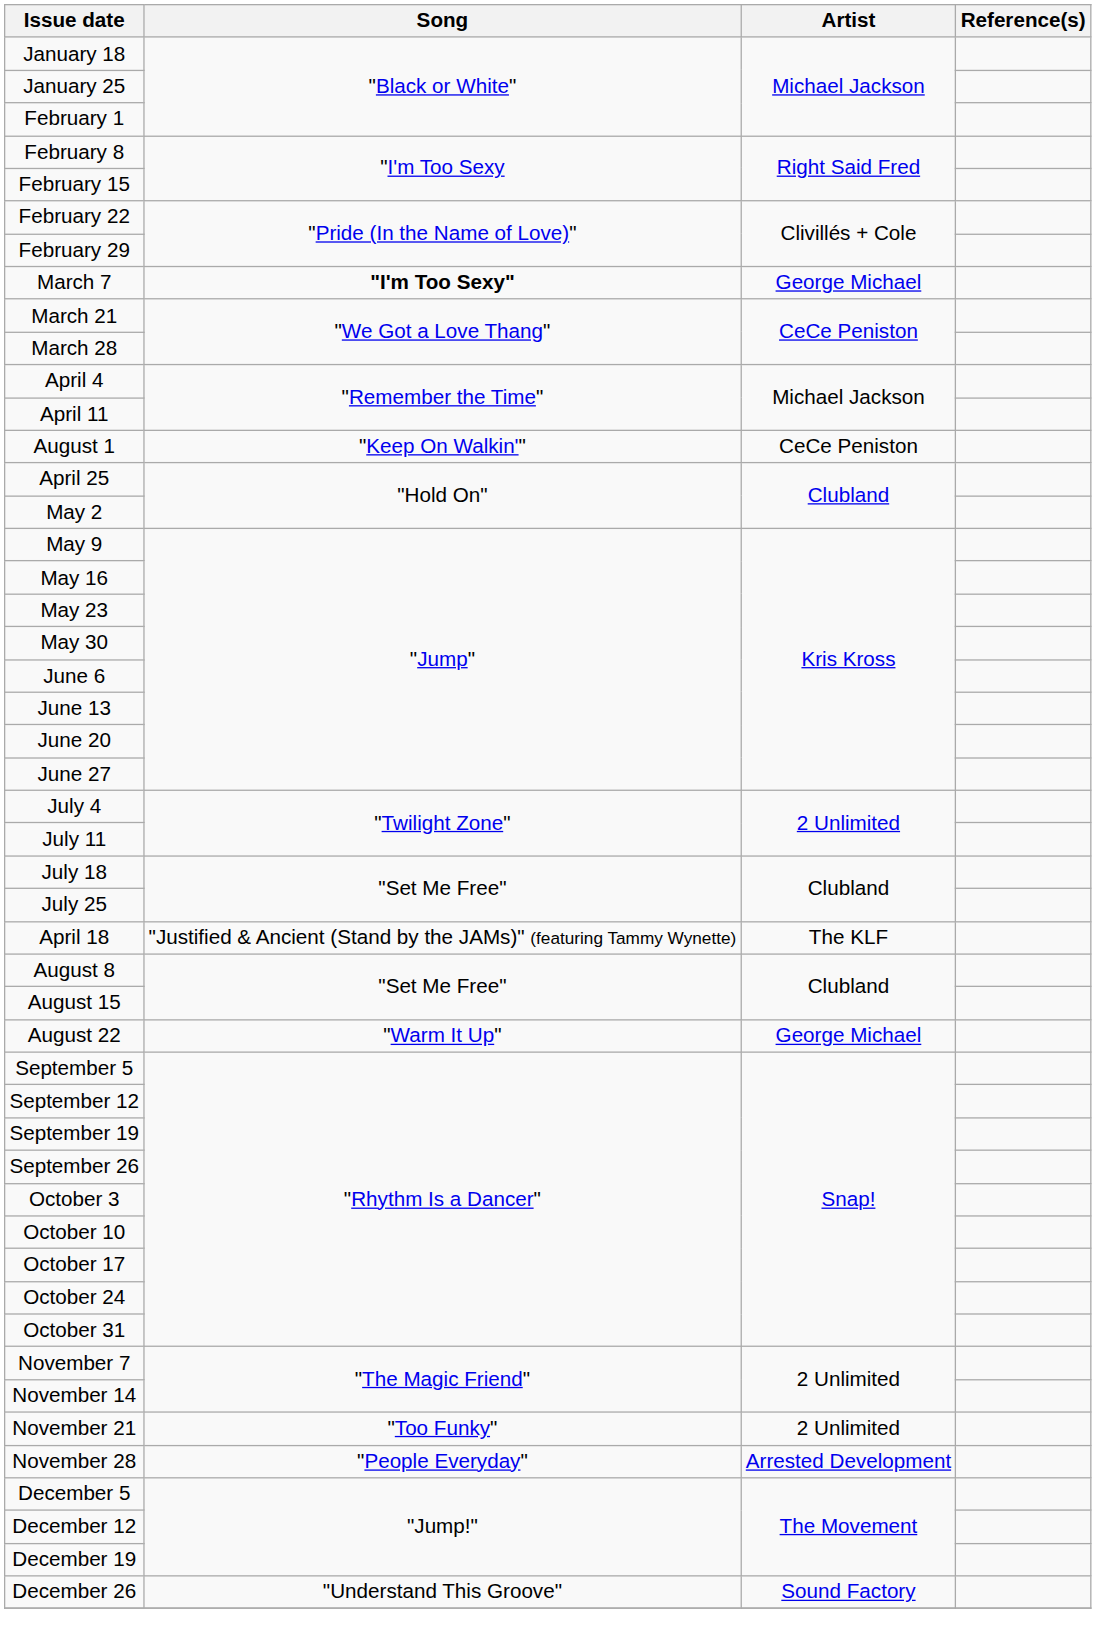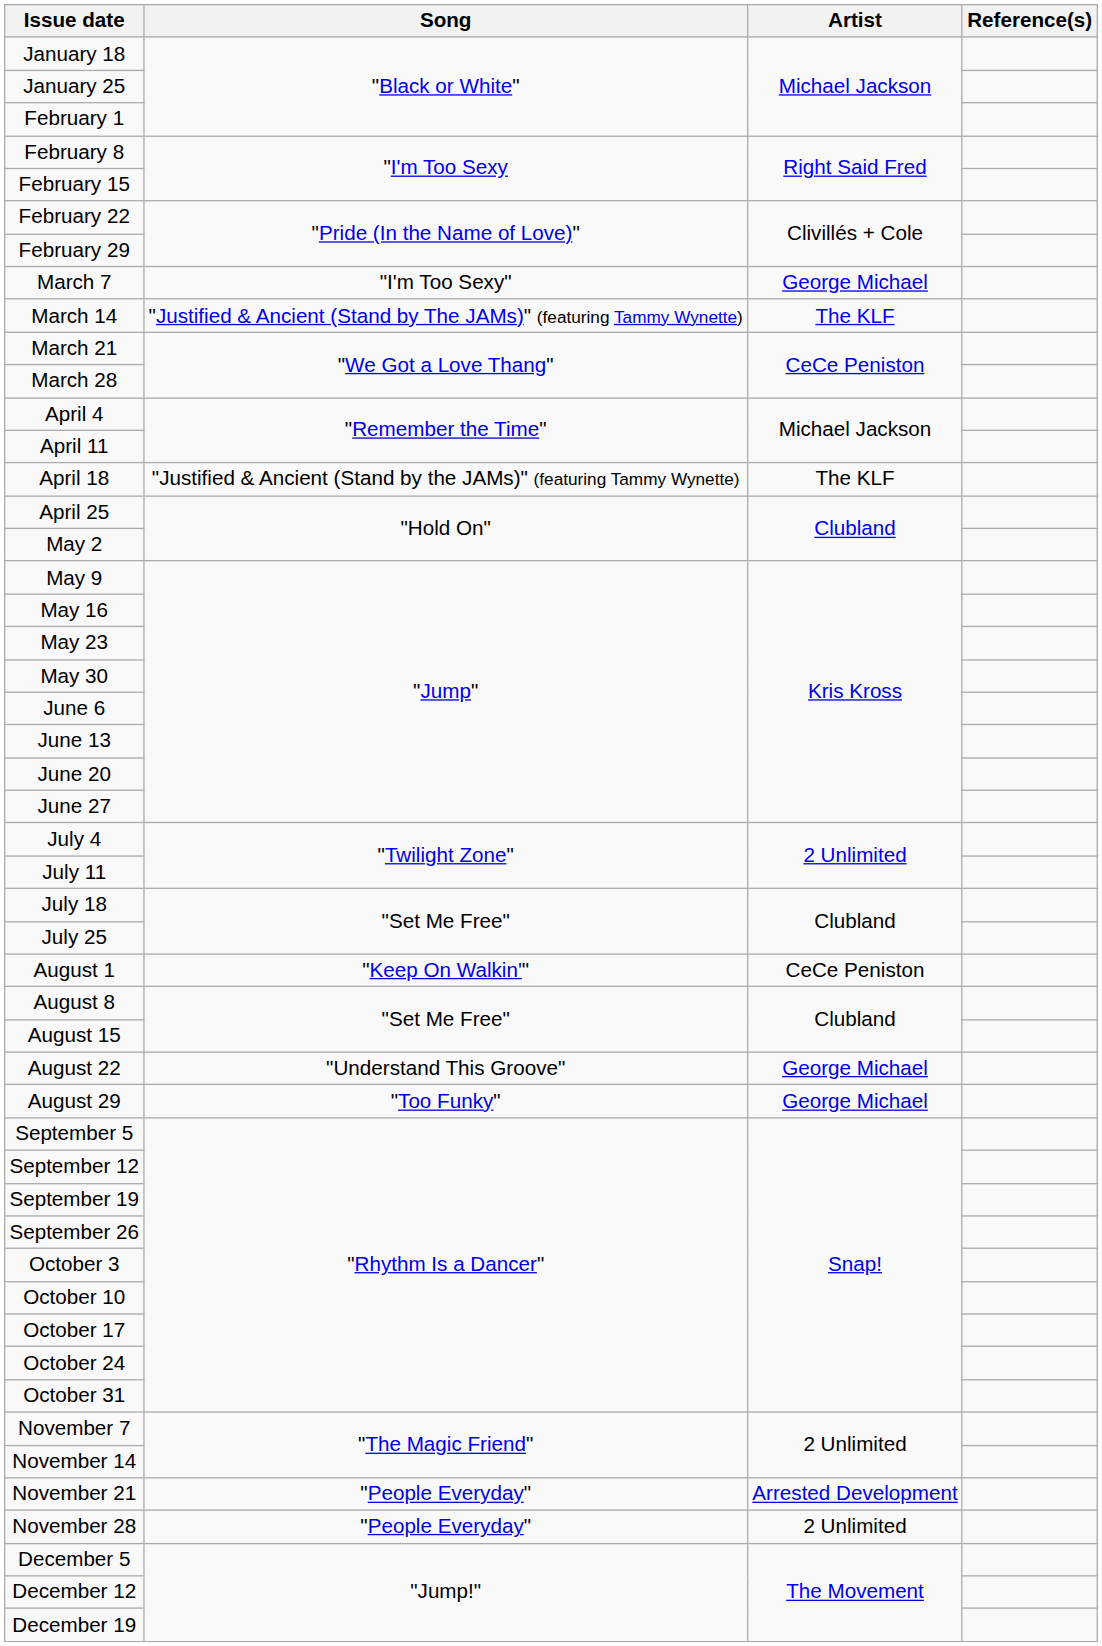(442, 282) bold -> (446, 282) normal
+ row: (74, 315)
rows swapped: (74, 937) <-> (74, 446)
(442, 1035) "Warm It Up" -> (446, 1068) "Understand This Groove"
+ row: (74, 1101)
(442, 1428) "Too Funky" -> (446, 1493) "People Everyday"
(848, 1428) 2 Unlimited -> (855, 1493) Arrested Development
(848, 1461) Arrested Development -> (855, 1526) 2 Unlimited
- row: (74, 1592)
